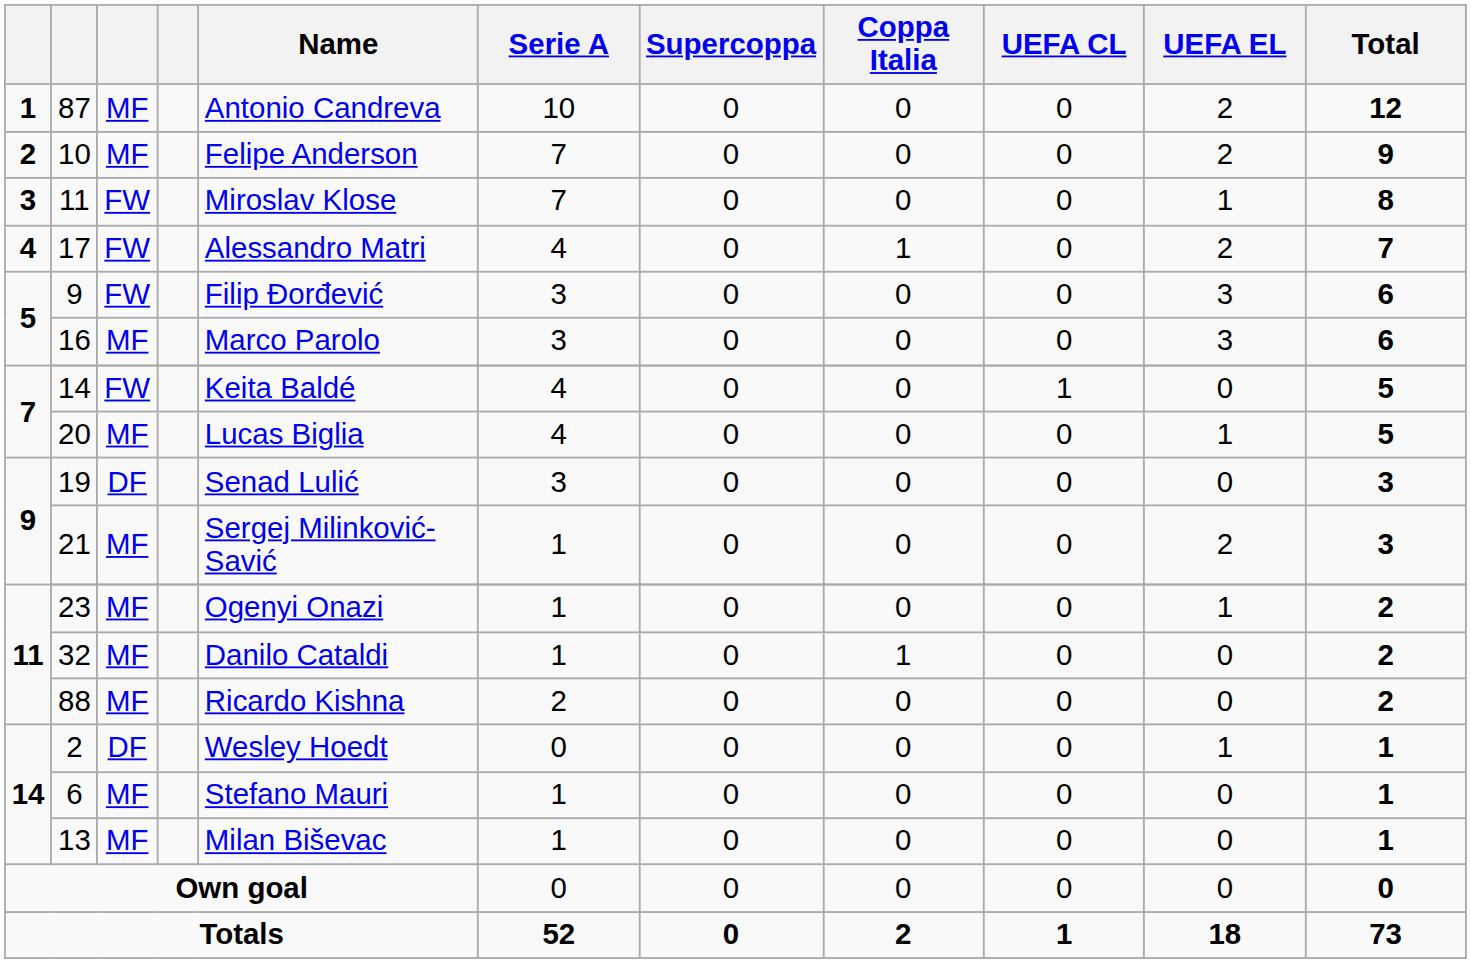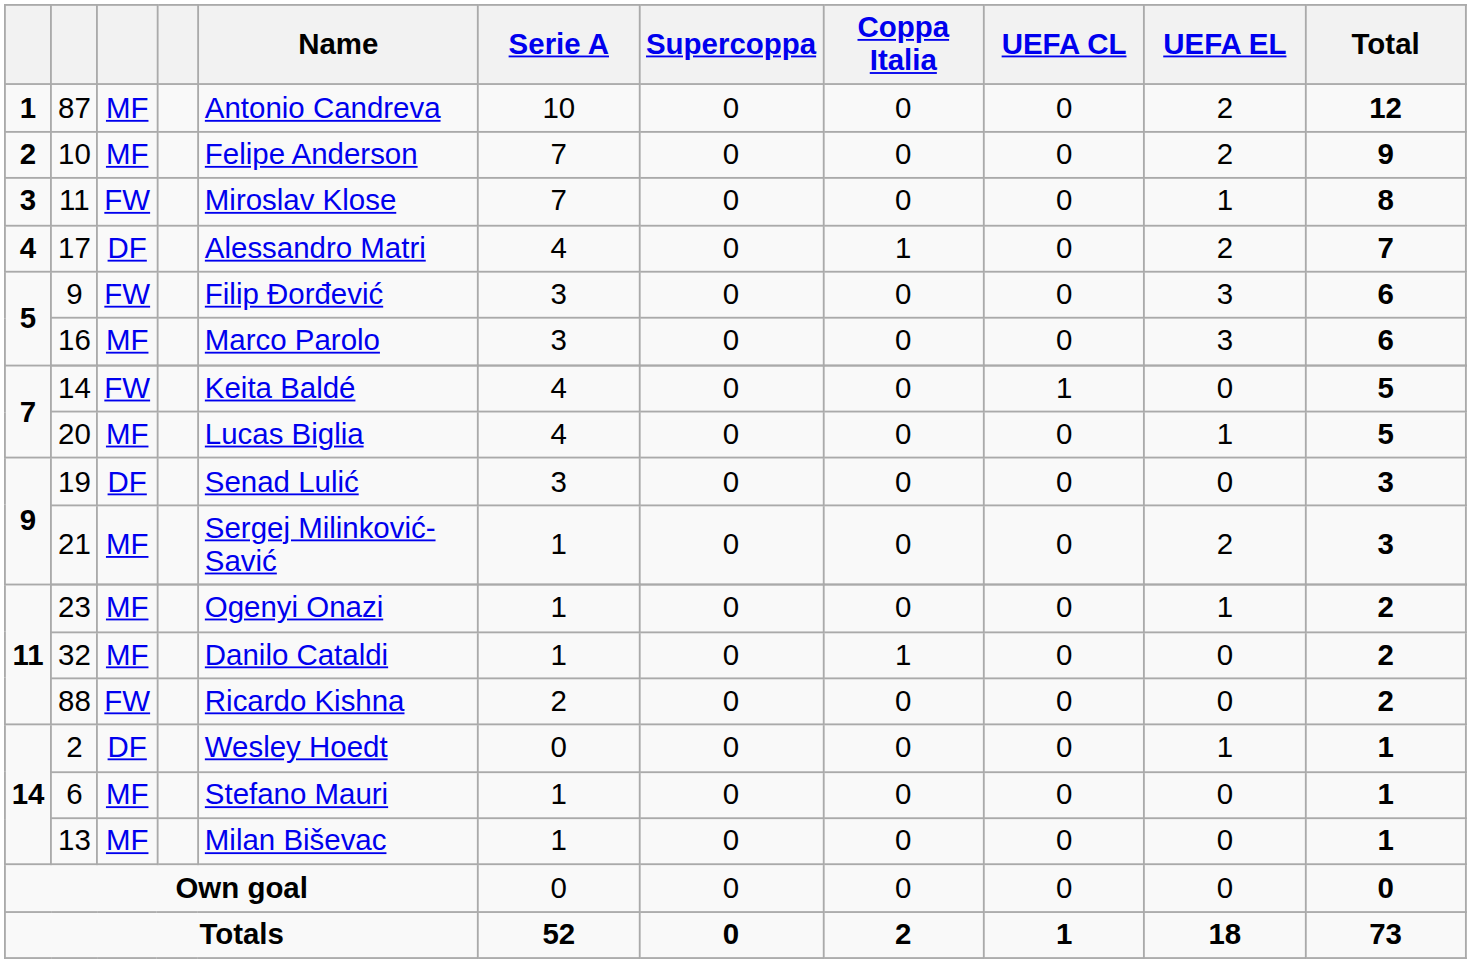(127, 247) FW -> (127, 247) DF
(127, 701) MF -> (127, 701) FW
